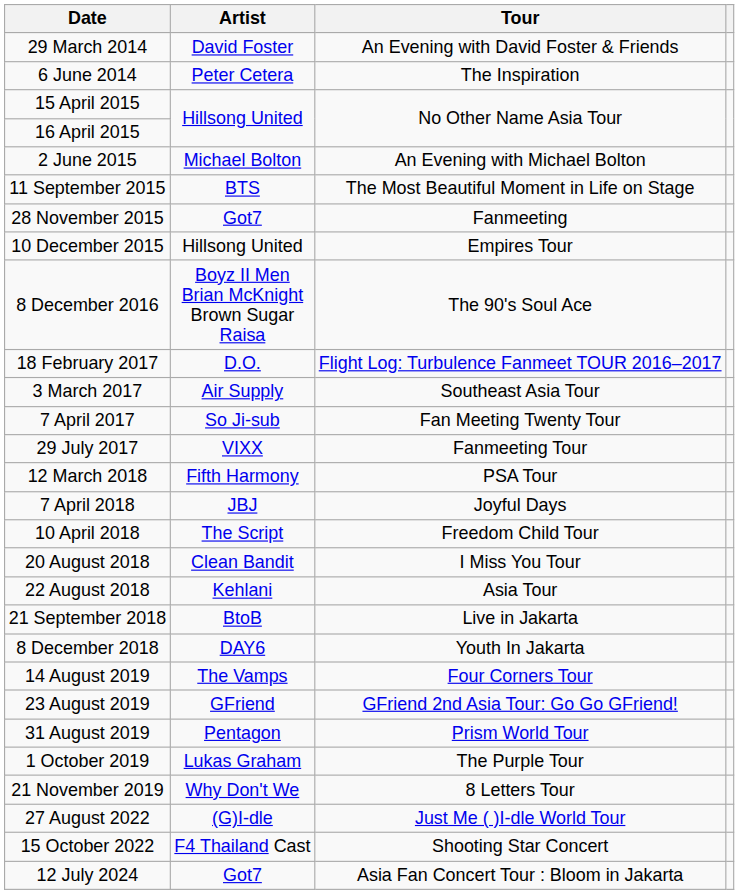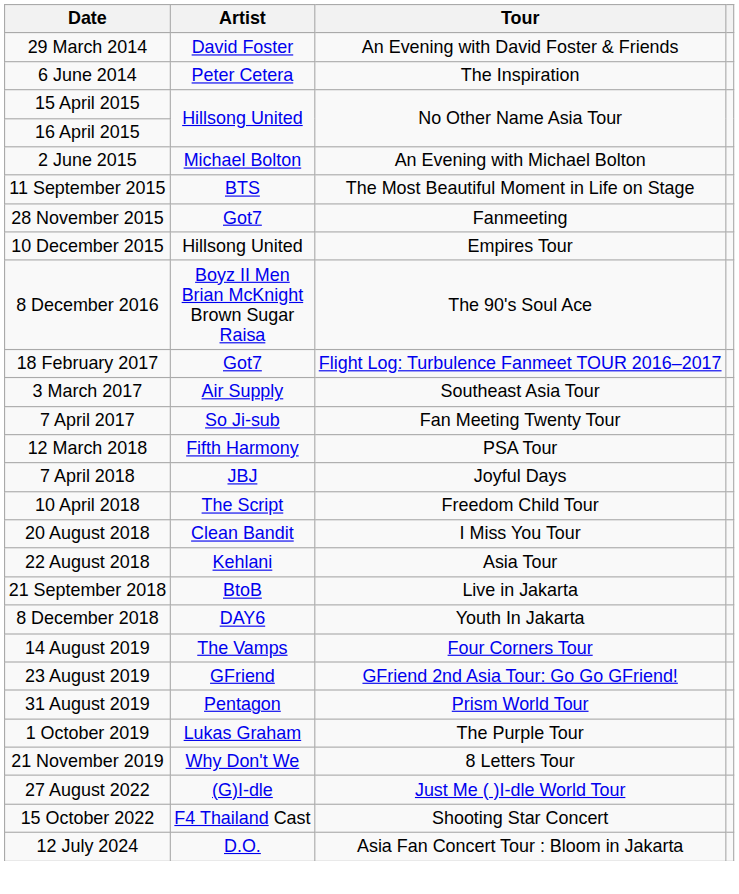(242, 363) D.O. -> (242, 363) Got7
- row: (87, 448)
(242, 874) Got7 -> (242, 846) D.O.
